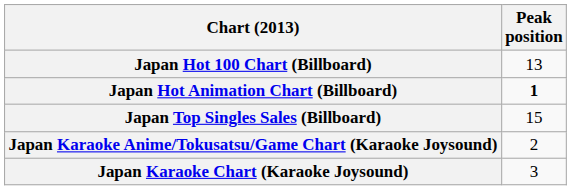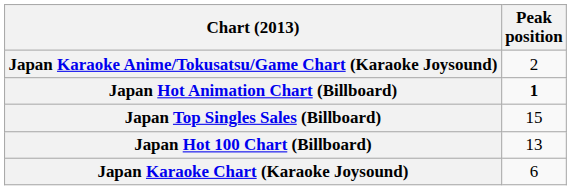rows swapped: (253, 63) <-> (253, 144)
(534, 171) 3 -> (534, 171) 6
